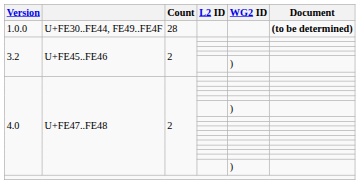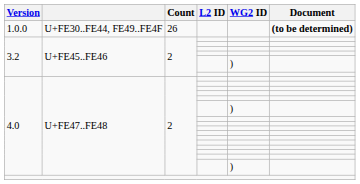(172, 28) 28 -> (172, 28) 26
